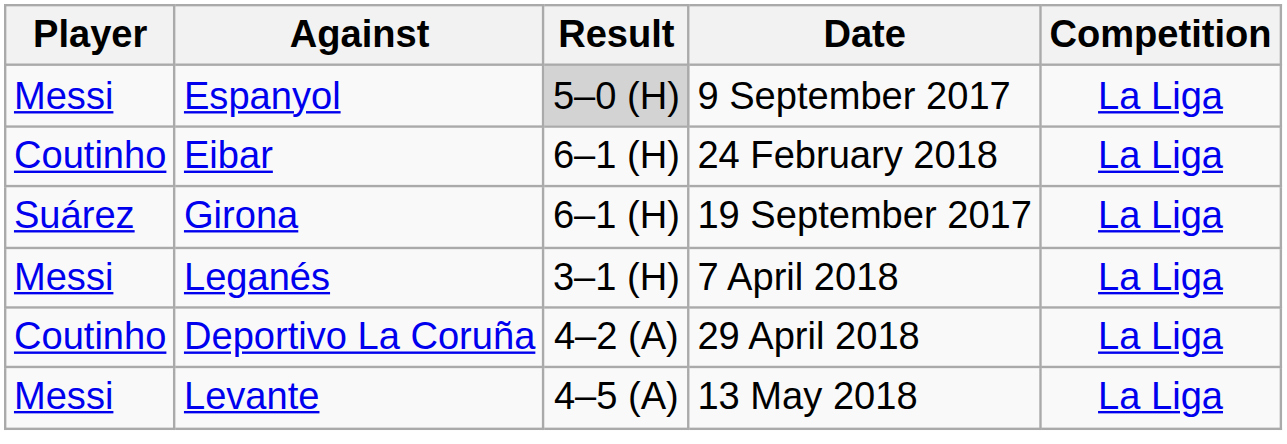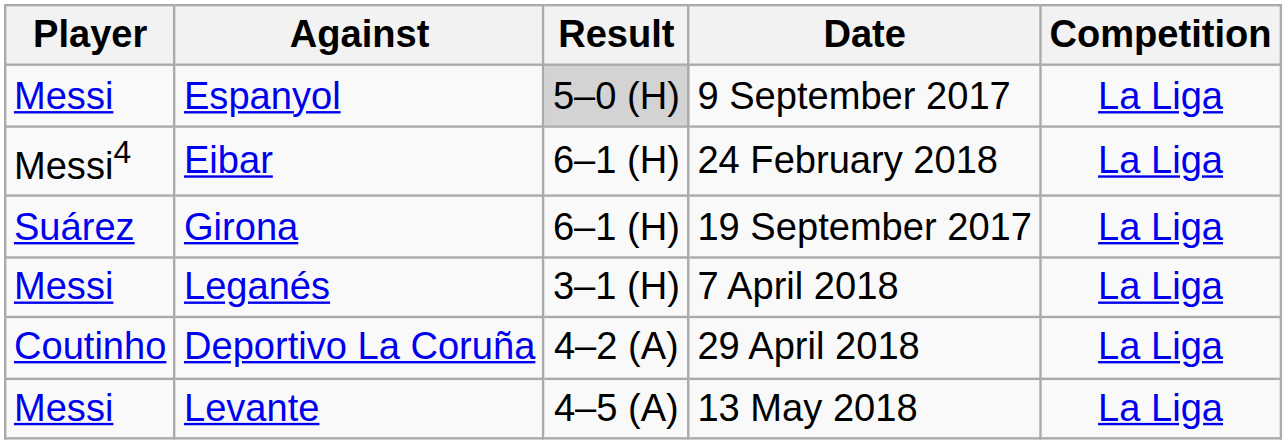(90, 155) Coutinho -> (73, 160) Messi4
